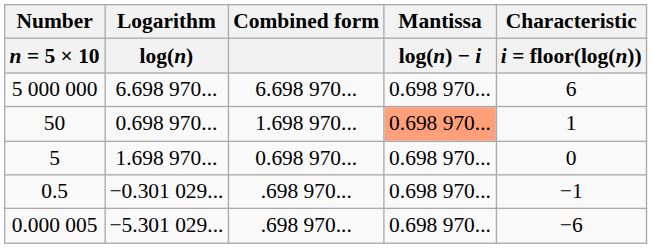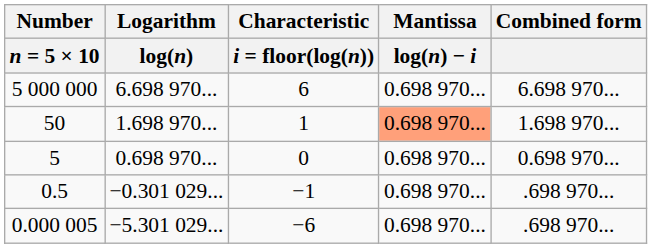columns swapped: (571, 55) <-> (306, 56)
(166, 123) 0.698 970... -> (166, 123) 1.698 970...
(166, 157) 1.698 970... -> (166, 157) 0.698 970...
